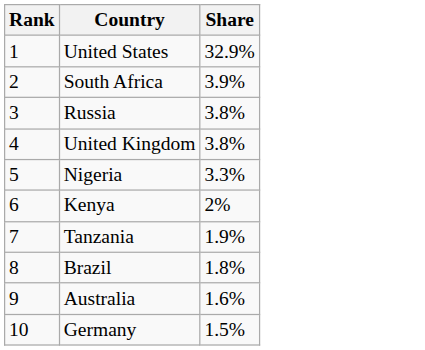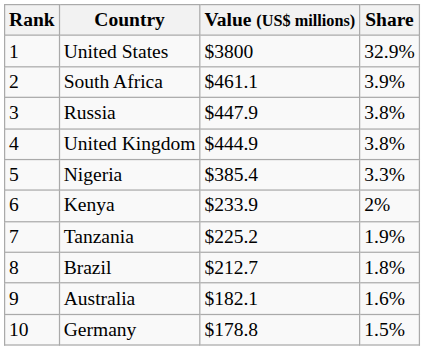+ column: (280, 19)
